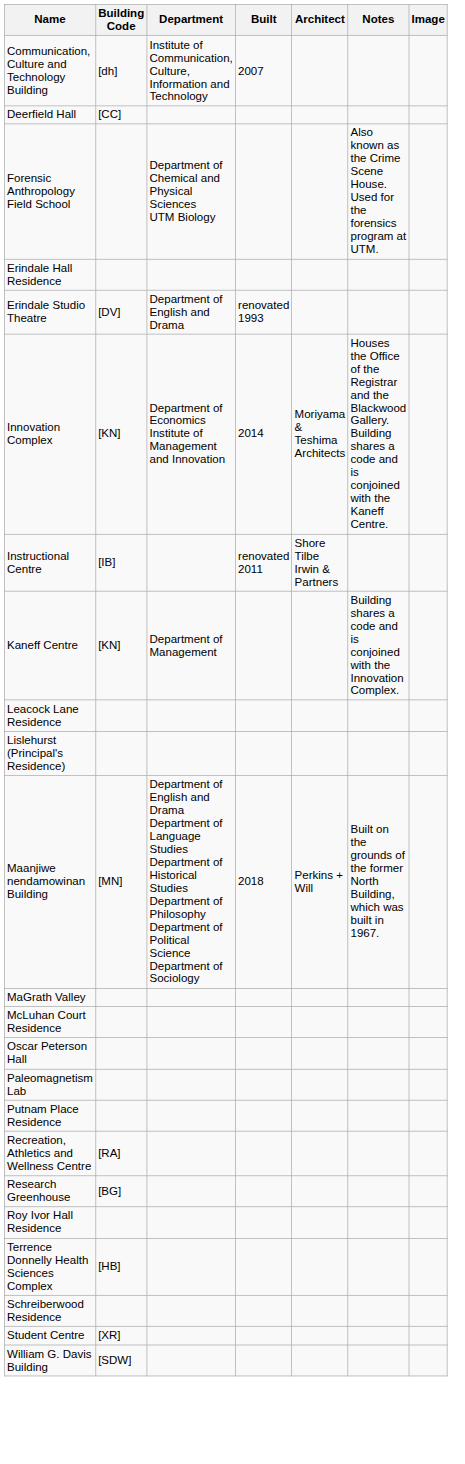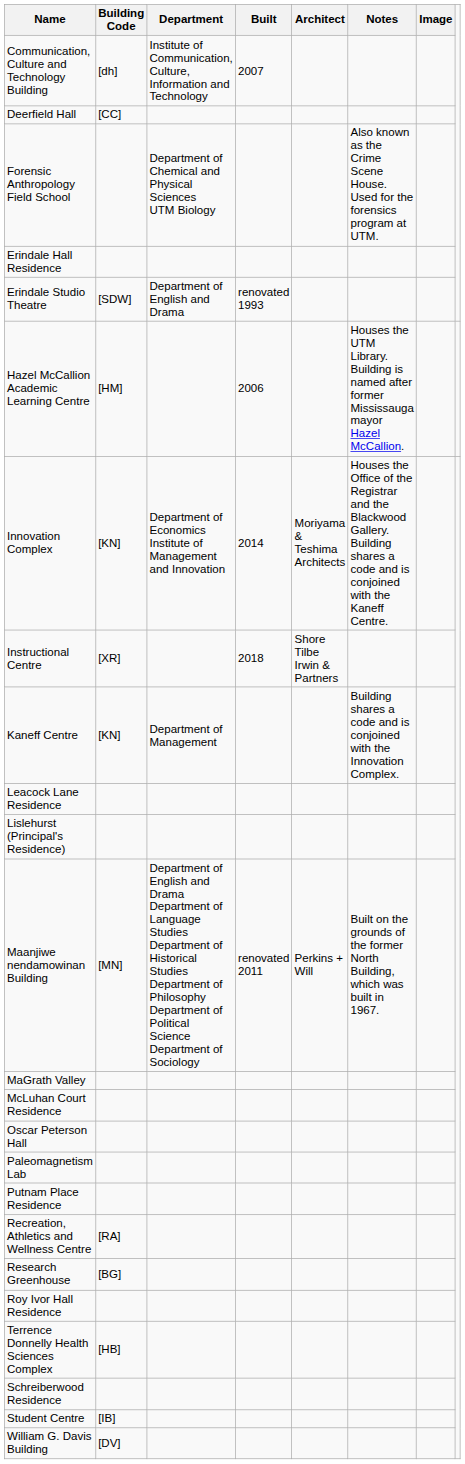(109, 312) [DV] -> (115, 299) [SDW]
+ row: (49, 388)
(107, 562) [IB] -> (109, 658) [XR]
(264, 562) renovated 2011 -> (251, 658) 2018
(251, 882) 2018 -> (264, 965) renovated 2011
(109, 1335) [XR] -> (107, 1418) [IB]
(115, 1360) [SDW] -> (109, 1443) [DV]
